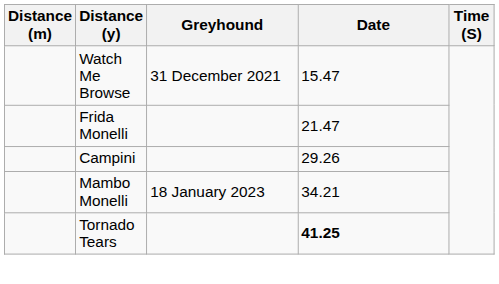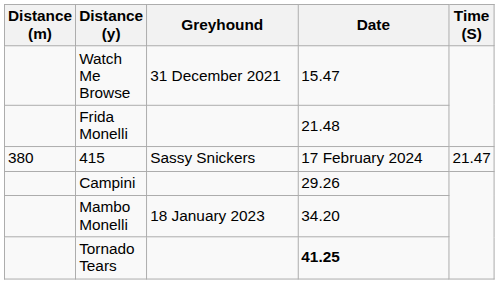(321, 125) 21.47 -> (321, 125) 21.48
+ row: (92, 158)
(321, 191) 34.21 -> (321, 216) 34.20
